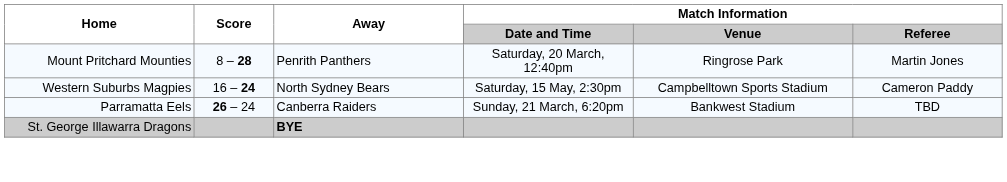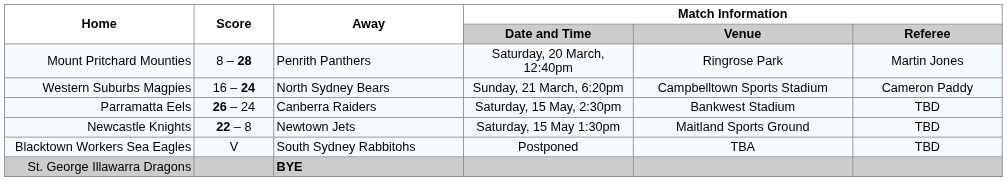(548, 87) Saturday, 15 May, 2:30pm -> (548, 87) Sunday, 21 March, 6:20pm
(548, 107) Sunday, 21 March, 6:20pm -> (548, 107) Saturday, 15 May, 2:30pm
+ row: (139, 127)
+ row: (103, 147)
